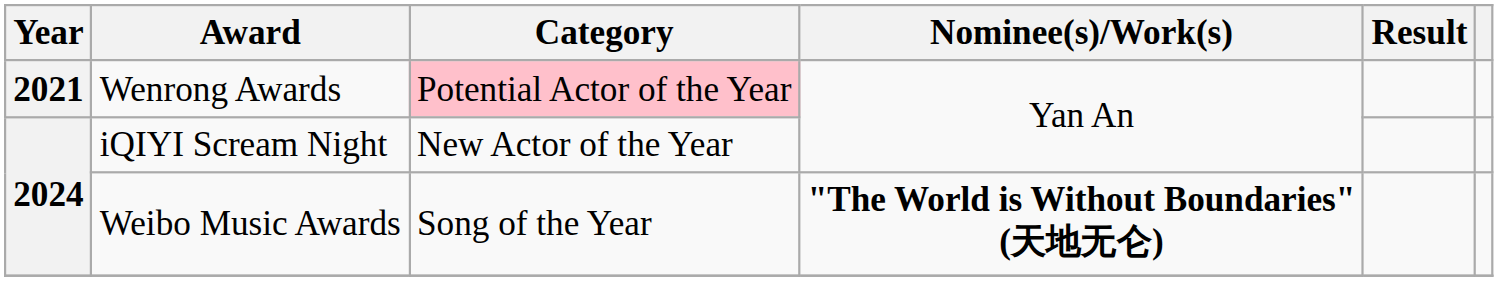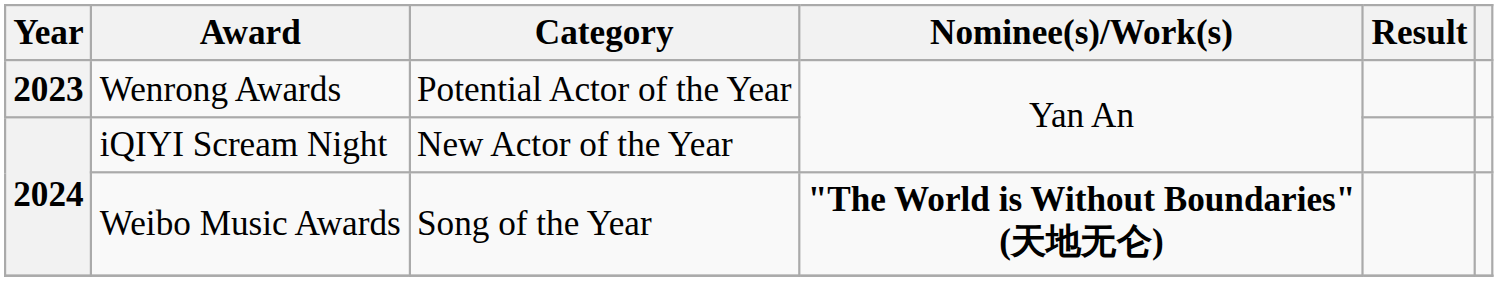(48, 88) 2021 -> (48, 88) 2023
(604, 88) pink background -> (604, 88) no background
